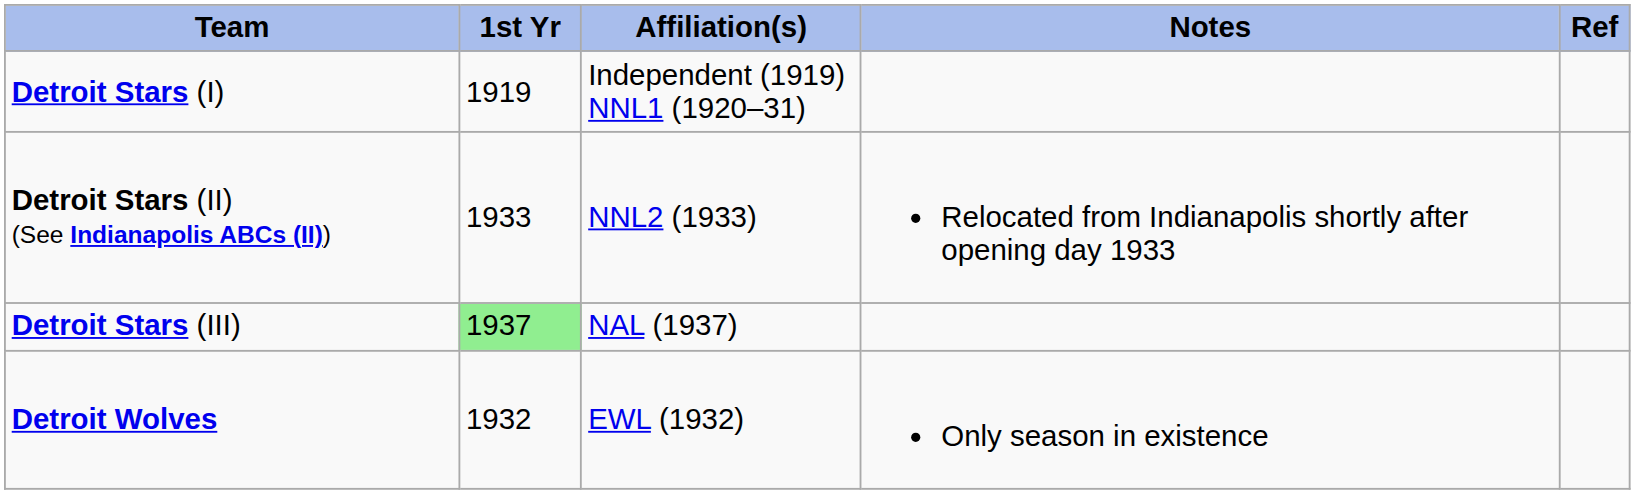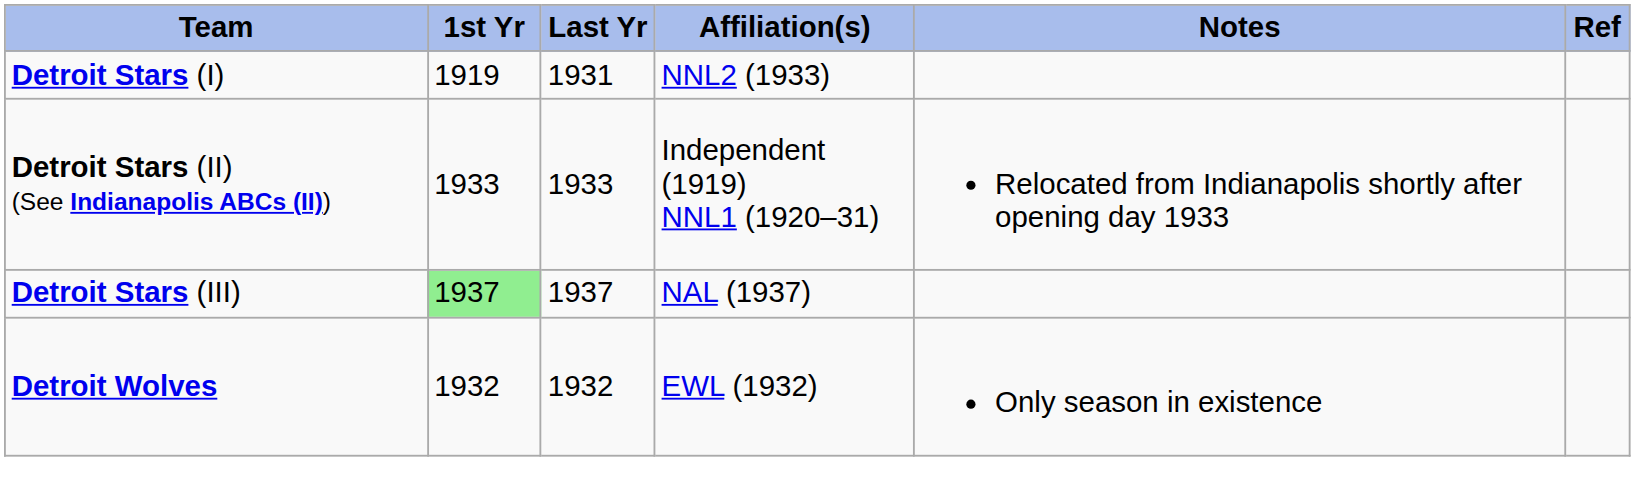+ column: (598, 27)
(717, 91) Independent (1919) NNL1 (1920–31) -> (746, 74) NNL2 (1933)
(672, 216) NNL2 (1933) -> (770, 183) Independent (1919) NNL1 (1920–31)
